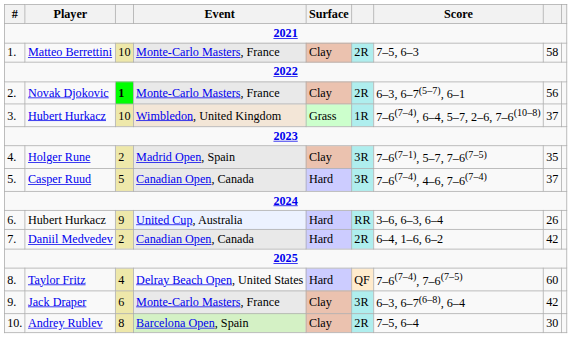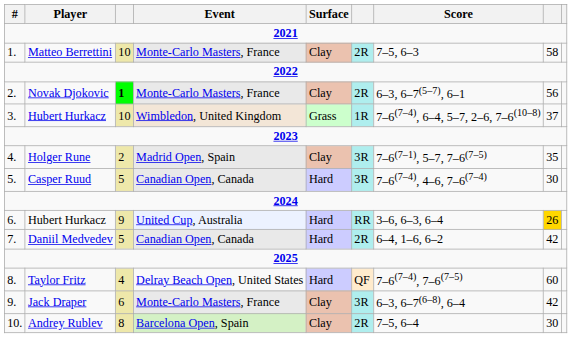(552, 179) 37 -> (552, 179) 30
(552, 220) no background -> (552, 220) gold background
(121, 239) 2 -> (121, 239) 5
